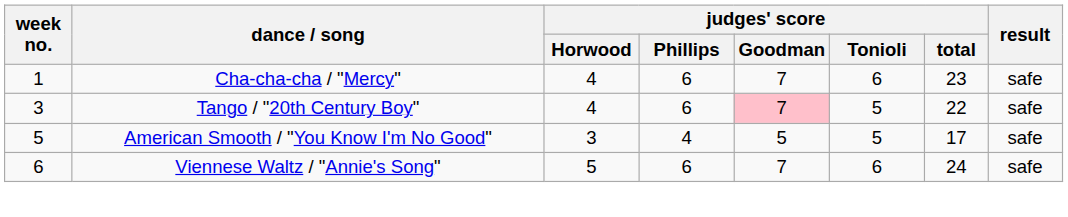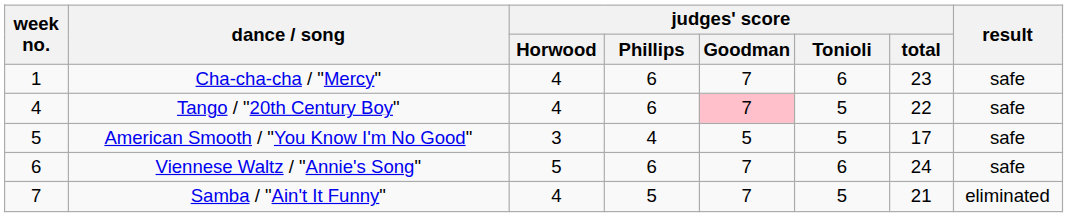(38, 108) 3 -> (36, 108) 4
+ row: (288, 196)
